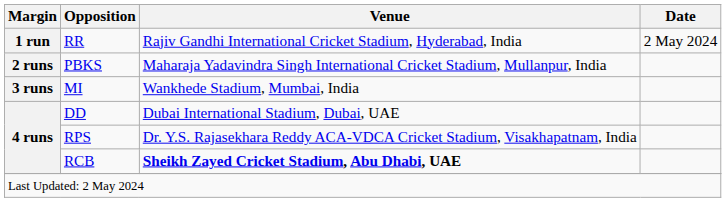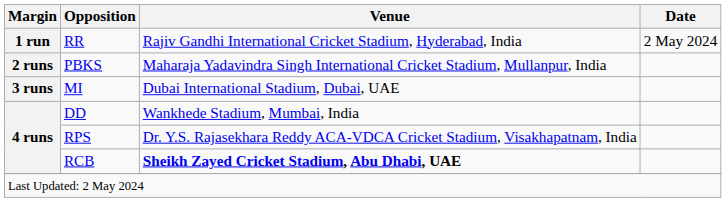(251, 88) Wankhede Stadium, Mumbai, India -> (271, 88) Dubai International Stadium, Dubai, UAE
(271, 112) Dubai International Stadium, Dubai, UAE -> (251, 112) Wankhede Stadium, Mumbai, India
